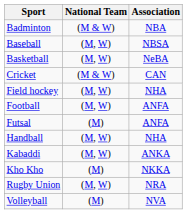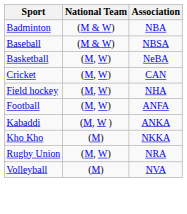(96, 43) (M, W) -> (96, 43) (M & W)
(96, 75) (M & W) -> (96, 75) (M, W)
- row: (19, 122)
- row: (25, 138)
(96, 153) (M, W) -> (96, 122) (M, W )
